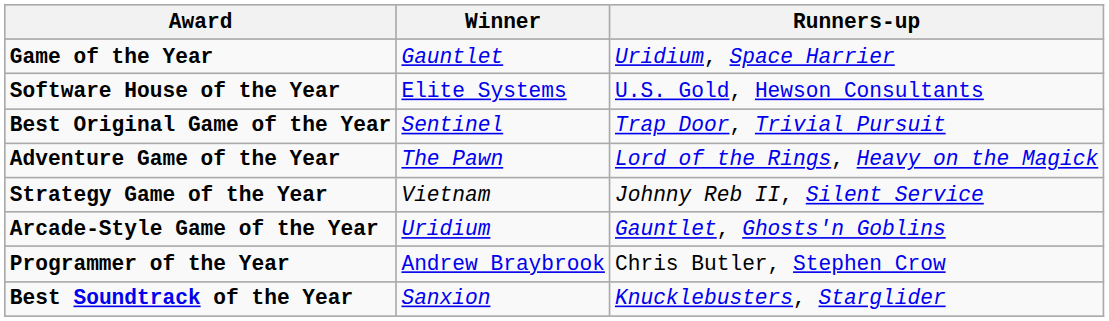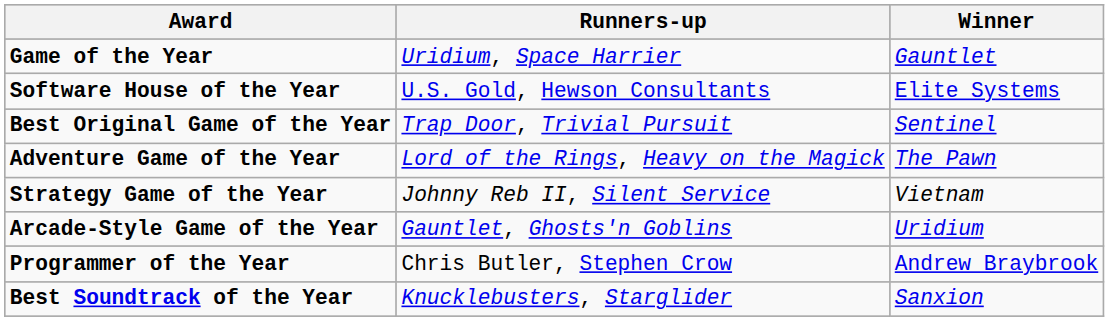columns swapped: (503, 22) <-> (857, 22)
